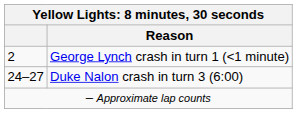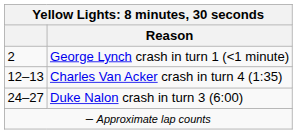+ row: (166, 77)
